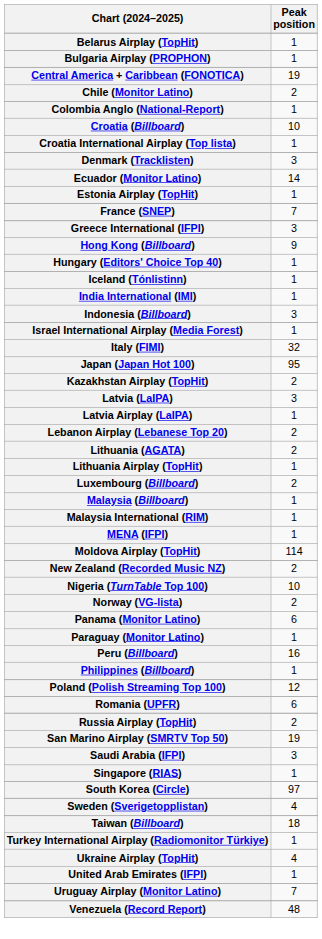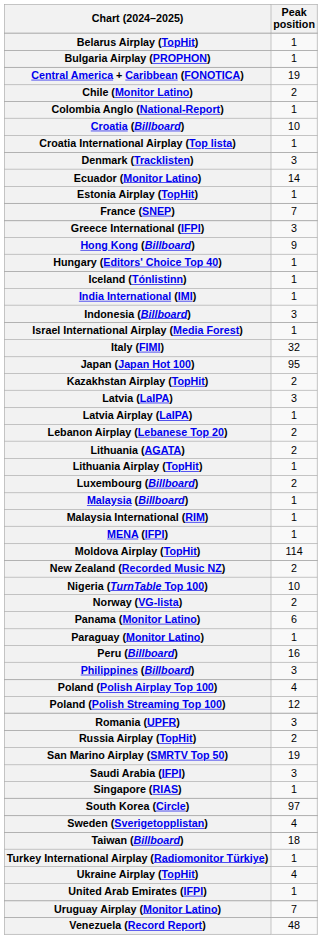(294, 671) 1 -> (294, 671) 3
+ row: (138, 688)
(294, 705) 6 -> (294, 722) 3
